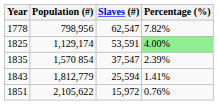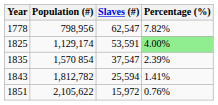(73, 76) 1,812,779 -> (73, 76) 1,812,782
